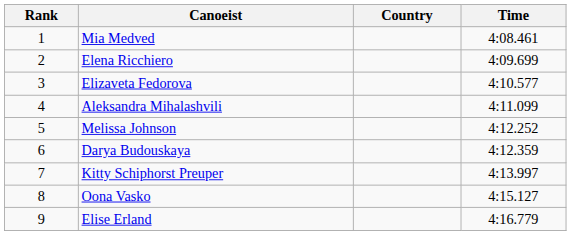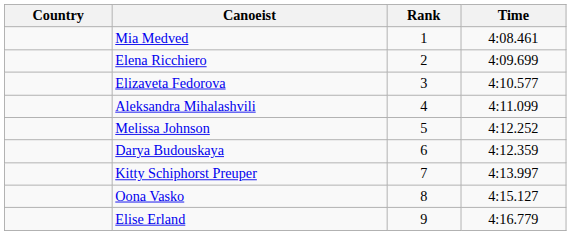columns swapped: (41, 15) <-> (407, 15)
